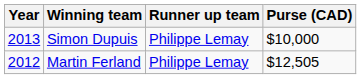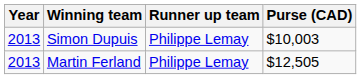(293, 39) $10,000 -> (293, 39) $10,003
(24, 62) 2012 -> (24, 62) 2013
